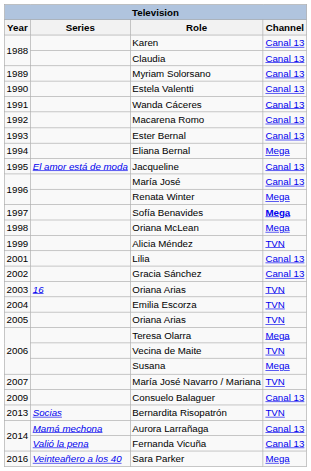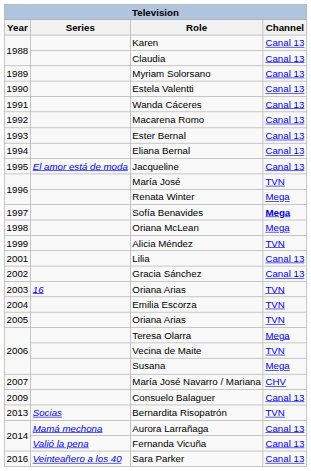(278, 151) Mega -> (285, 151) Canal 13
(285, 182) Canal 13 -> (275, 182) TVN
(275, 382) TVN -> (276, 382) CHV
(278, 459) Mega -> (285, 459) Canal 13
